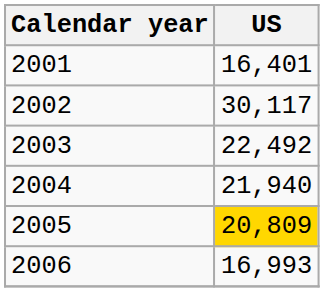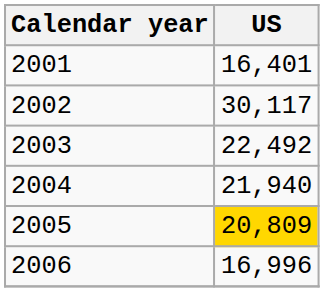(267, 266) 16,993 -> (267, 266) 16,996
